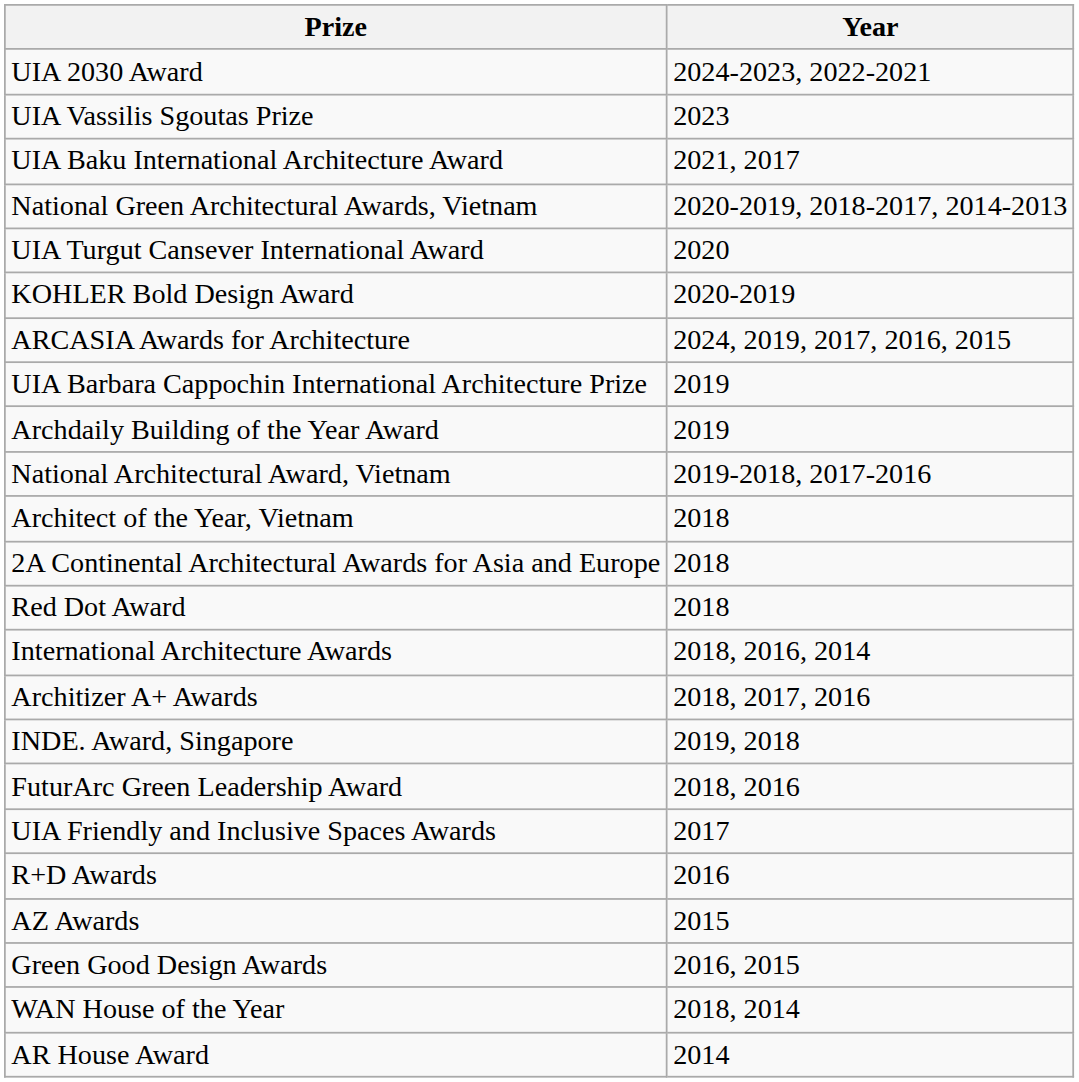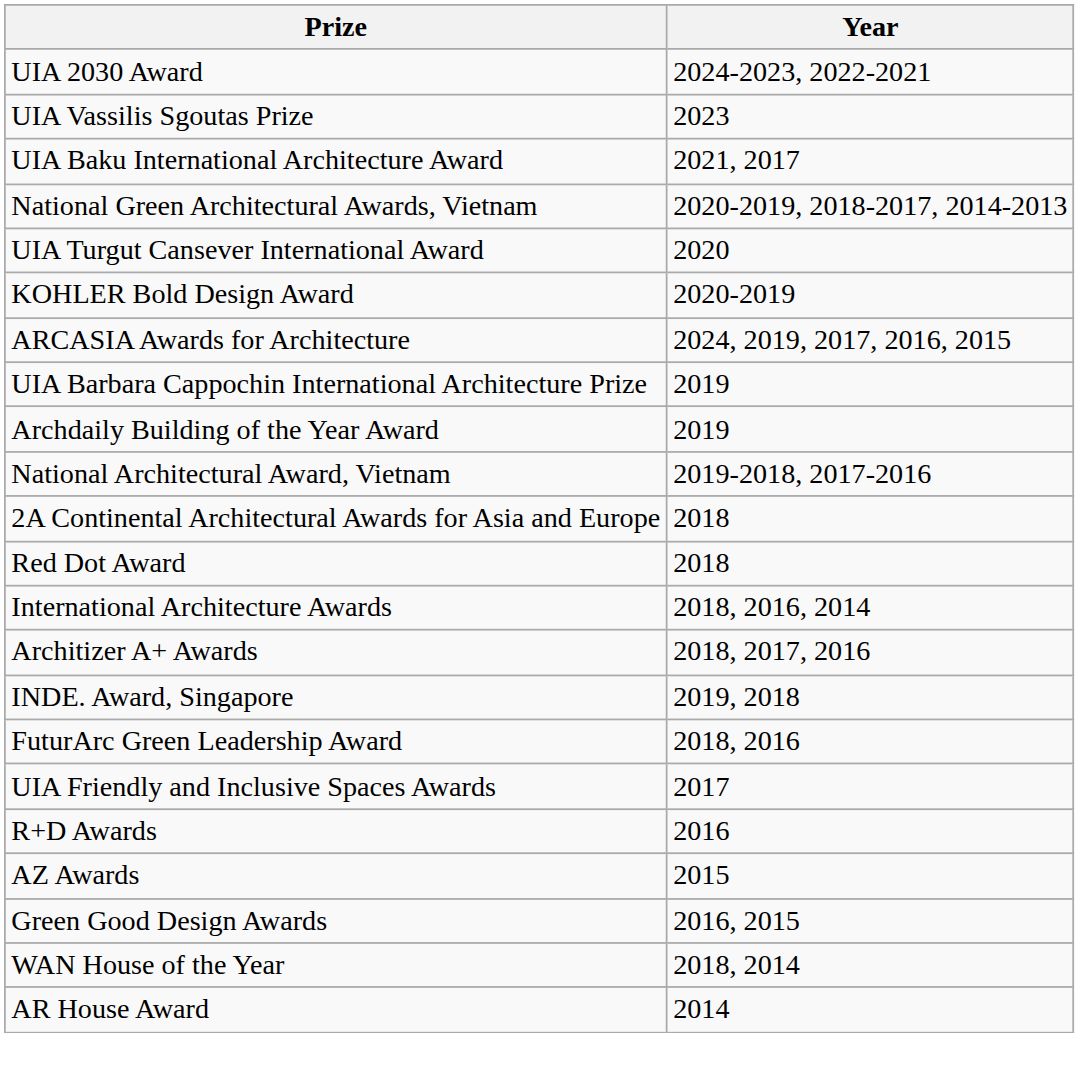- row: (183, 518)
